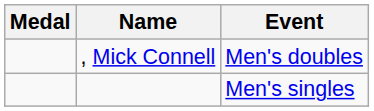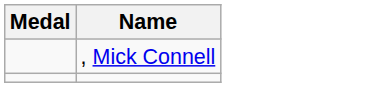- column: (294, 22)
